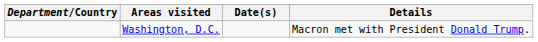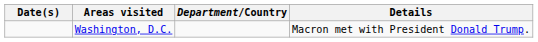columns swapped: (62, 13) <-> (256, 13)
